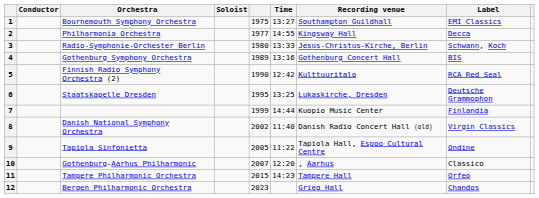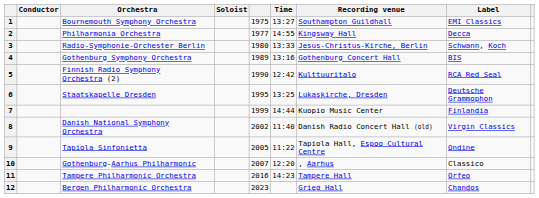(260, 176) 2015 -> (260, 176) 2016
